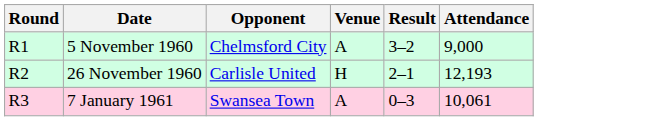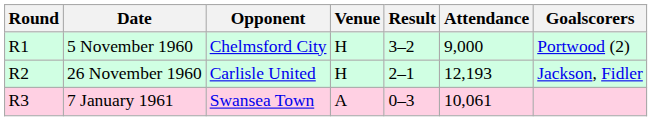+ column: (590, 18)
(341, 45) A -> (341, 45) H
